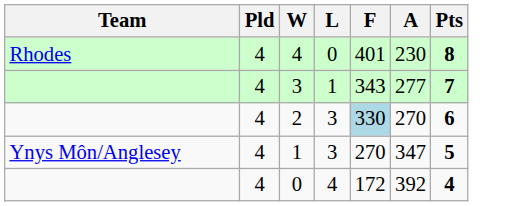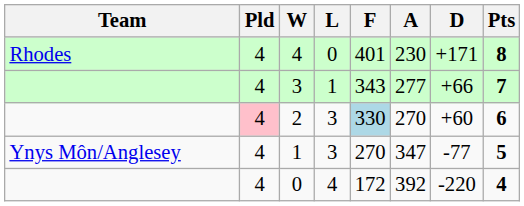+ column: (457, 20)
(260, 119) no background -> (260, 119) pink background
